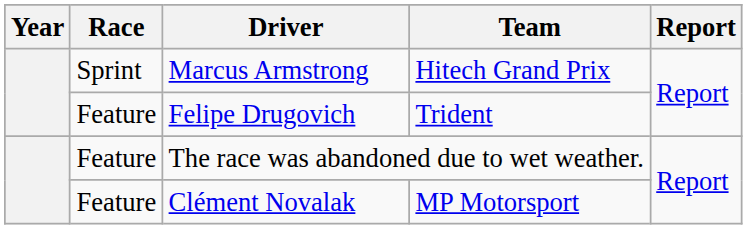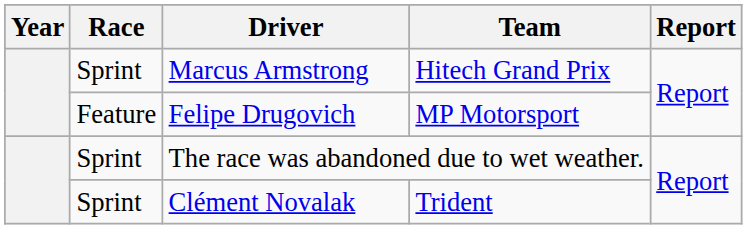(454, 114) Trident -> (497, 114) MP Motorsport
(116, 158) Feature -> (109, 158) Sprint
(116, 202) Feature -> (109, 202) Sprint
(497, 202) MP Motorsport -> (454, 202) Trident
